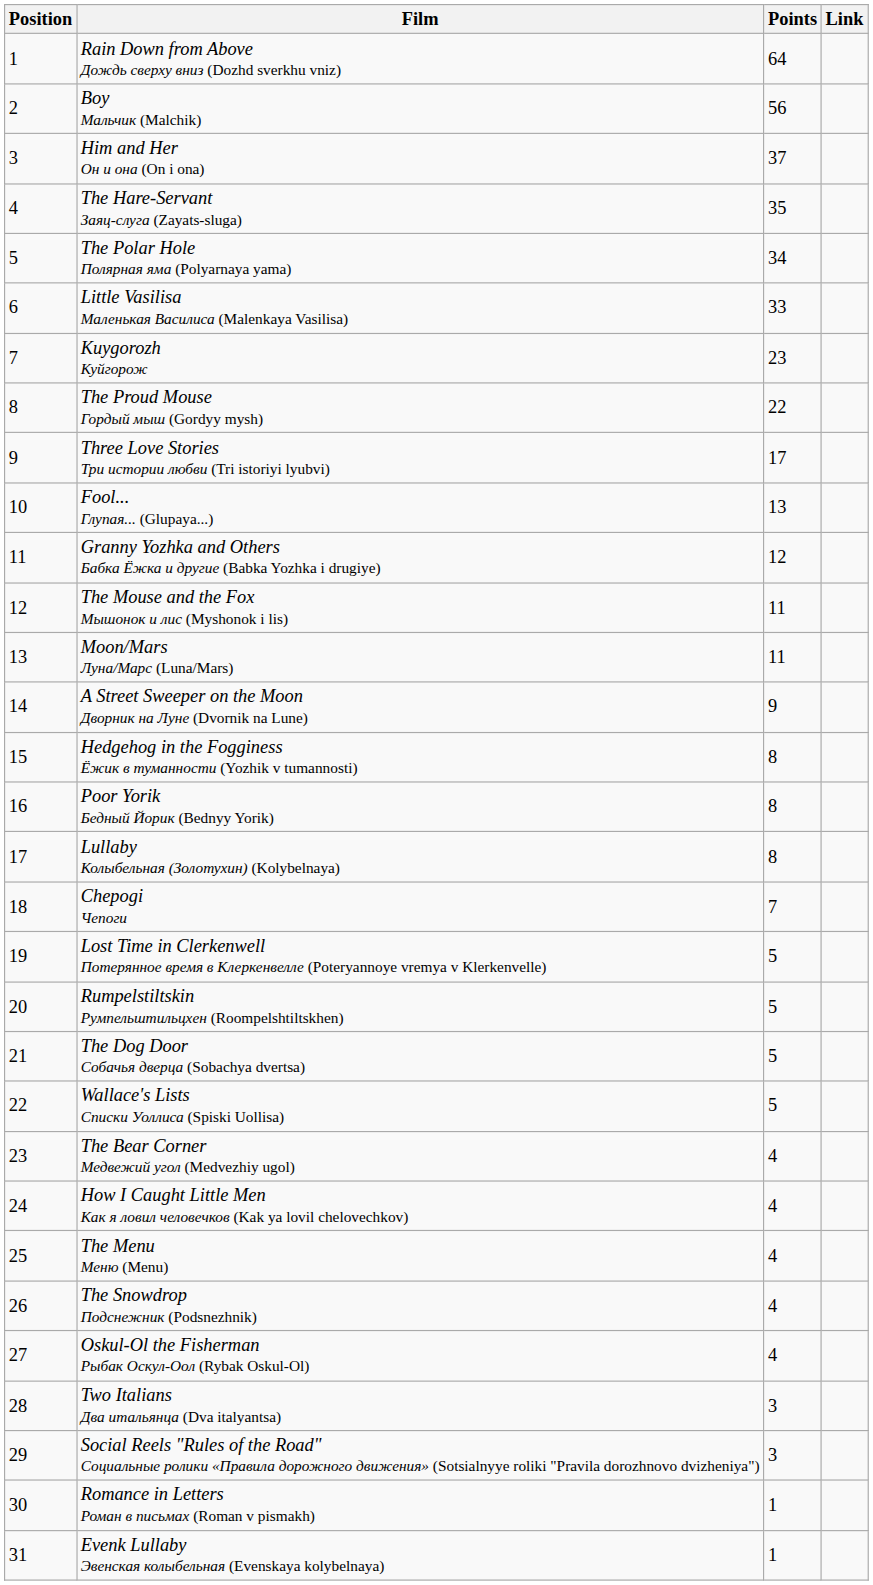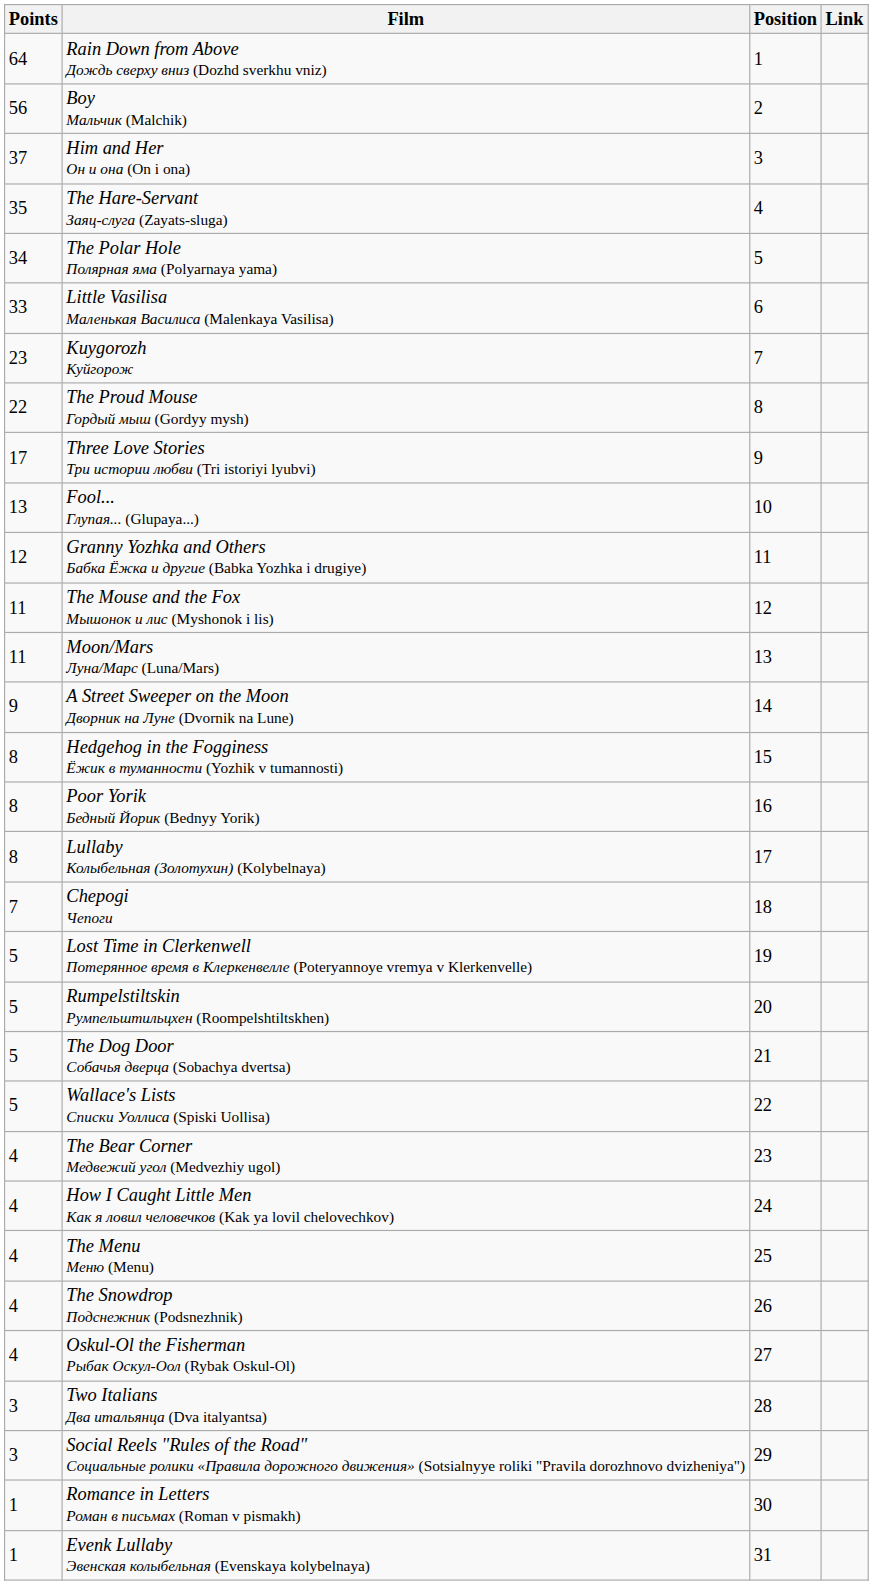columns swapped: (41, 19) <-> (793, 19)
